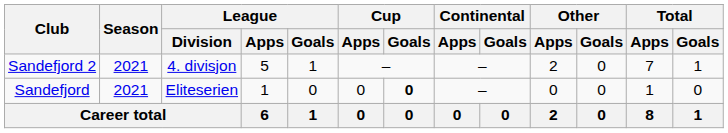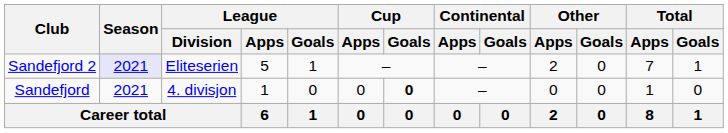(131, 66) no background -> (131, 66) lavender background
(202, 66) 4. divisjon -> (202, 66) Eliteserien
(202, 90) Eliteserien -> (202, 90) 4. divisjon
